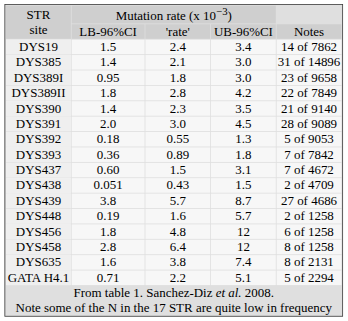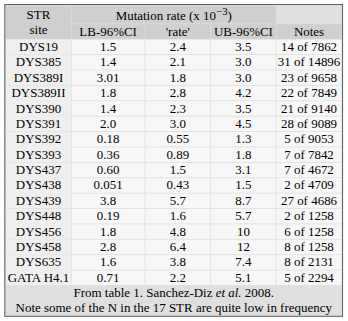(243, 47) 3.4 -> (243, 47) 3.5
(108, 78) 0.95 -> (108, 78) 3.01
(243, 231) 12 -> (243, 231) 10
